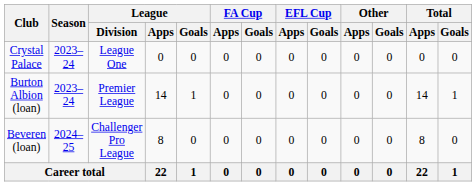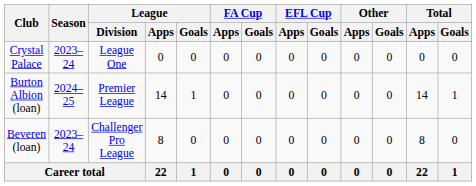(69, 95) 2023–24 -> (69, 95) 2024–25
(69, 140) 2024–25 -> (69, 140) 2023–24
